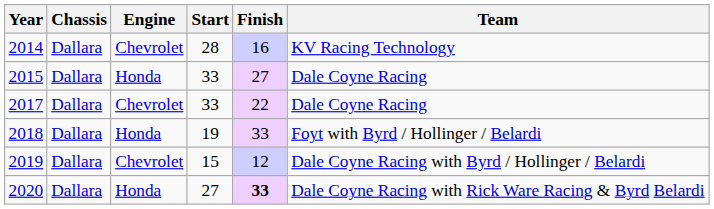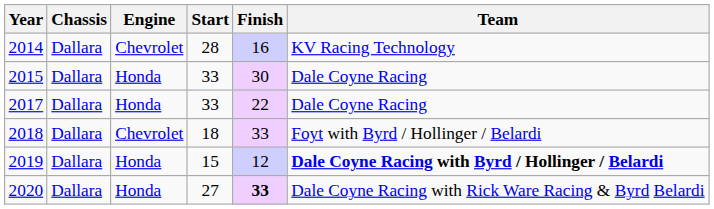(260, 76) 27 -> (260, 76) 30
(149, 104) Chevrolet -> (138, 104) Honda
(138, 133) Honda -> (149, 133) Chevrolet
(210, 133) 19 -> (210, 133) 18
(149, 161) Chevrolet -> (138, 161) Honda
(468, 161) normal -> (477, 161) bold
